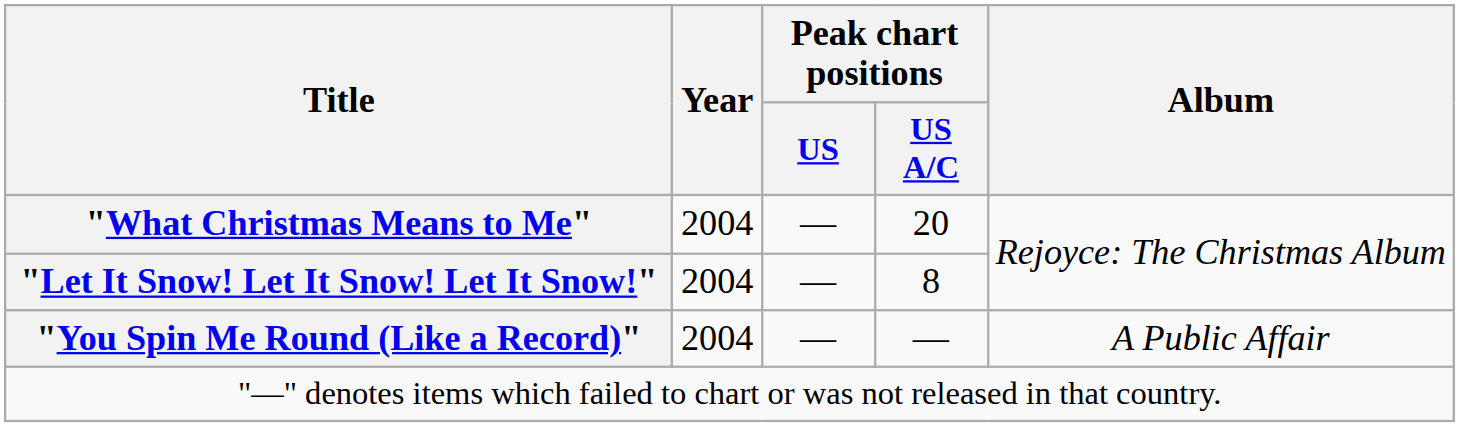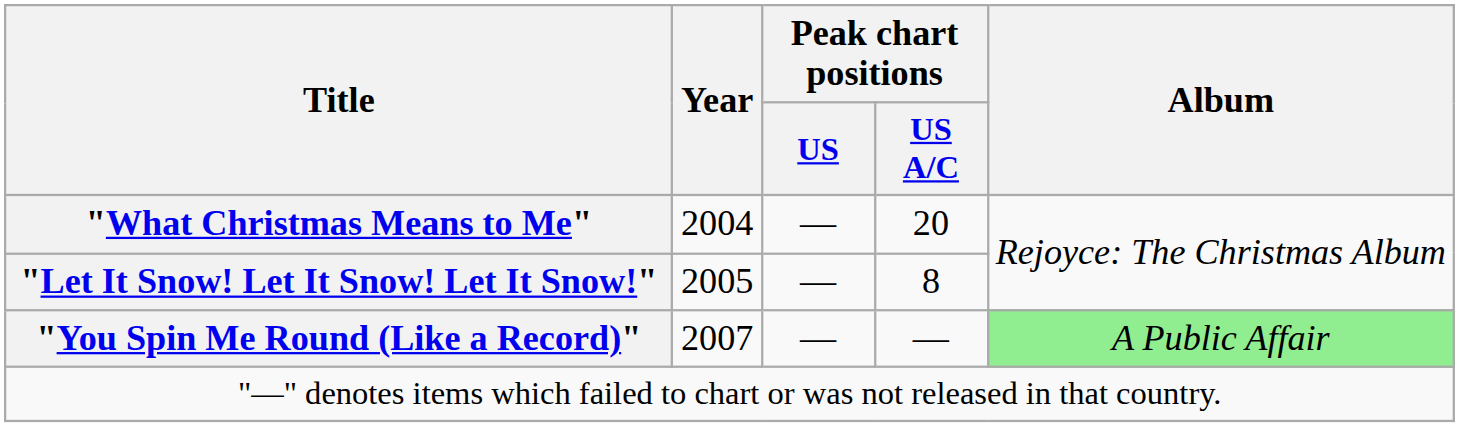(717, 280) 2004 -> (717, 280) 2005
(717, 337) 2004 -> (717, 337) 2007
(1221, 337) no background -> (1221, 337) lightgreen background
